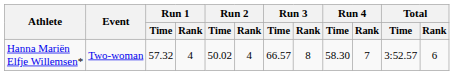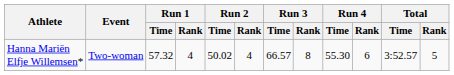(338, 55) 58.30 -> (338, 55) 55.30
(367, 55) 7 -> (367, 55) 6
(434, 55) 6 -> (434, 55) 5
